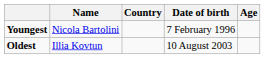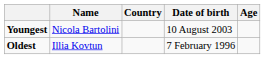(201, 29) 7 February 1996 -> (199, 29) 10 August 2003
(199, 45) 10 August 2003 -> (201, 45) 7 February 1996
